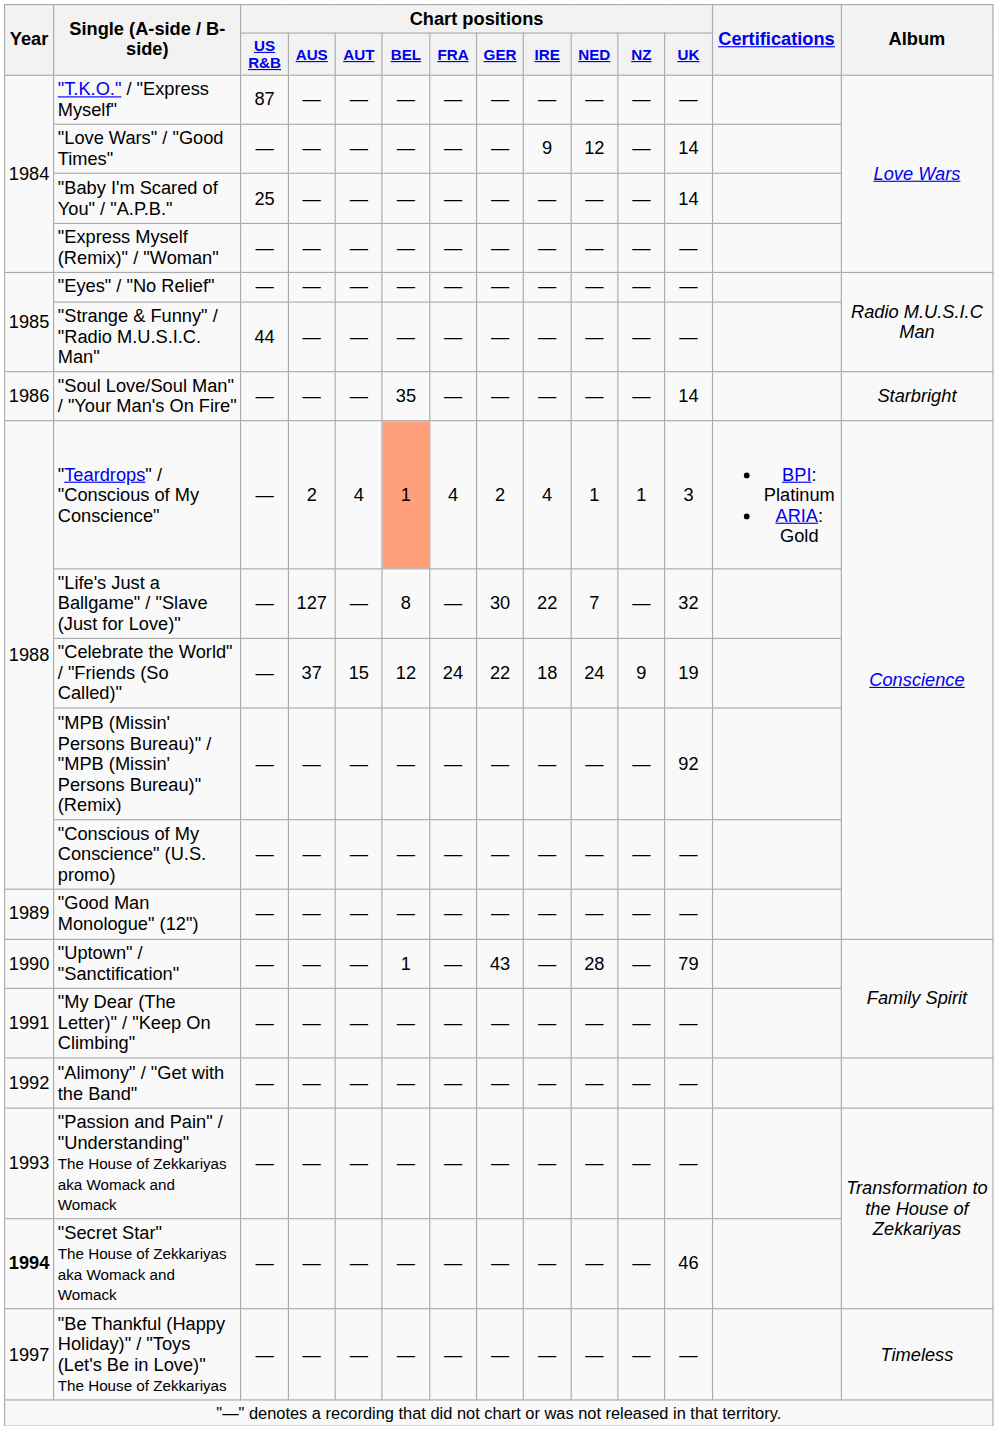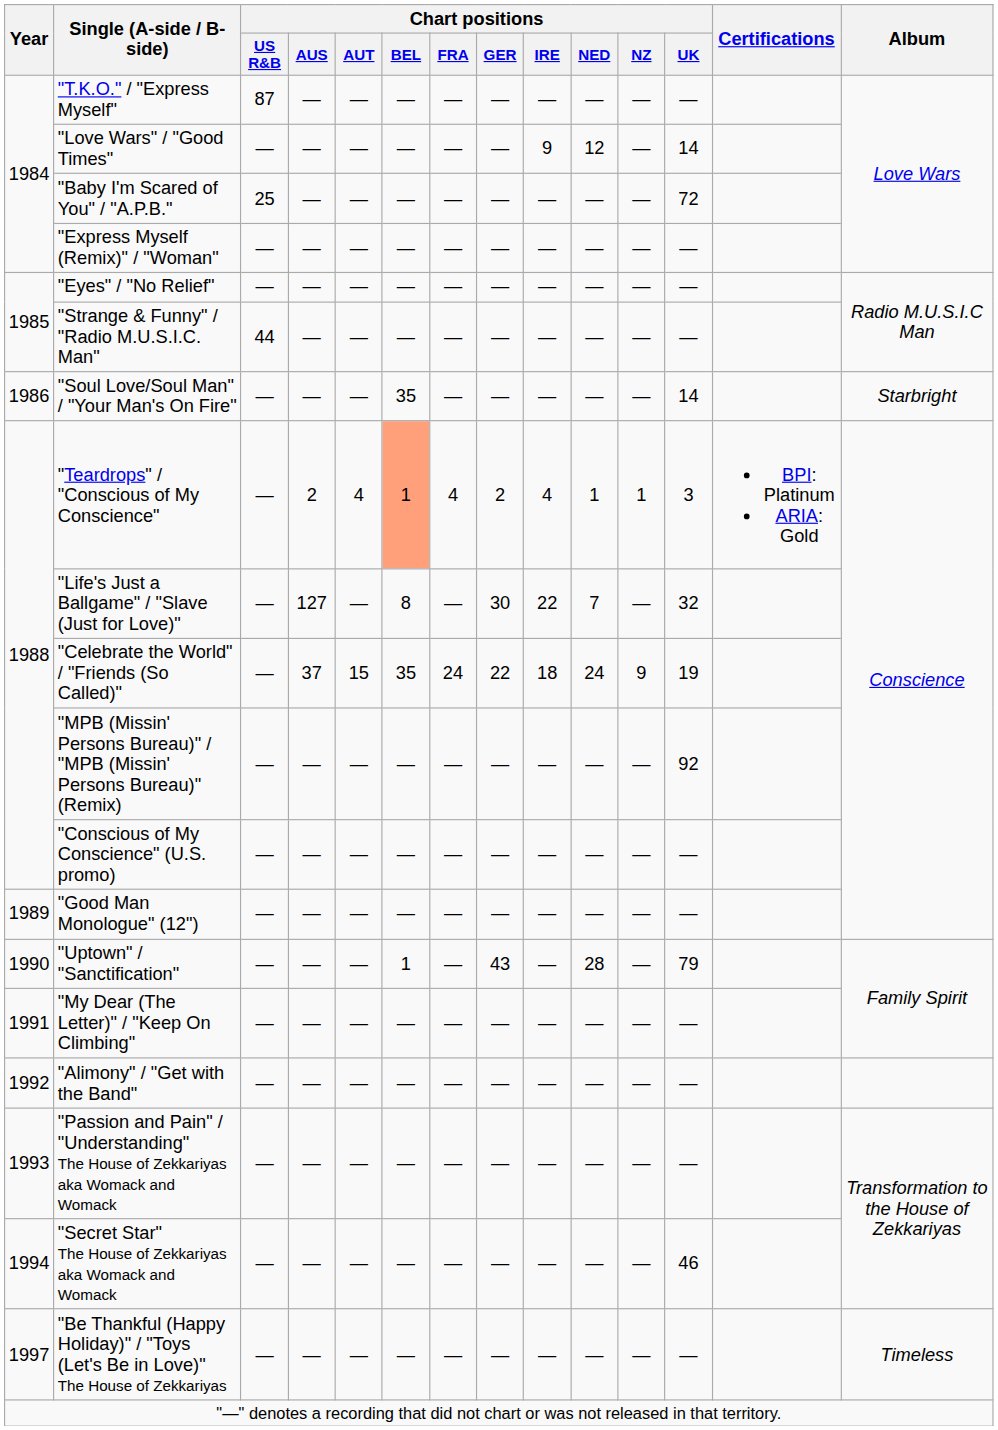(688, 198) 14 -> (688, 198) 72
(406, 673) 12 -> (406, 673) 35
(29, 1263) bold -> (29, 1263) normal
